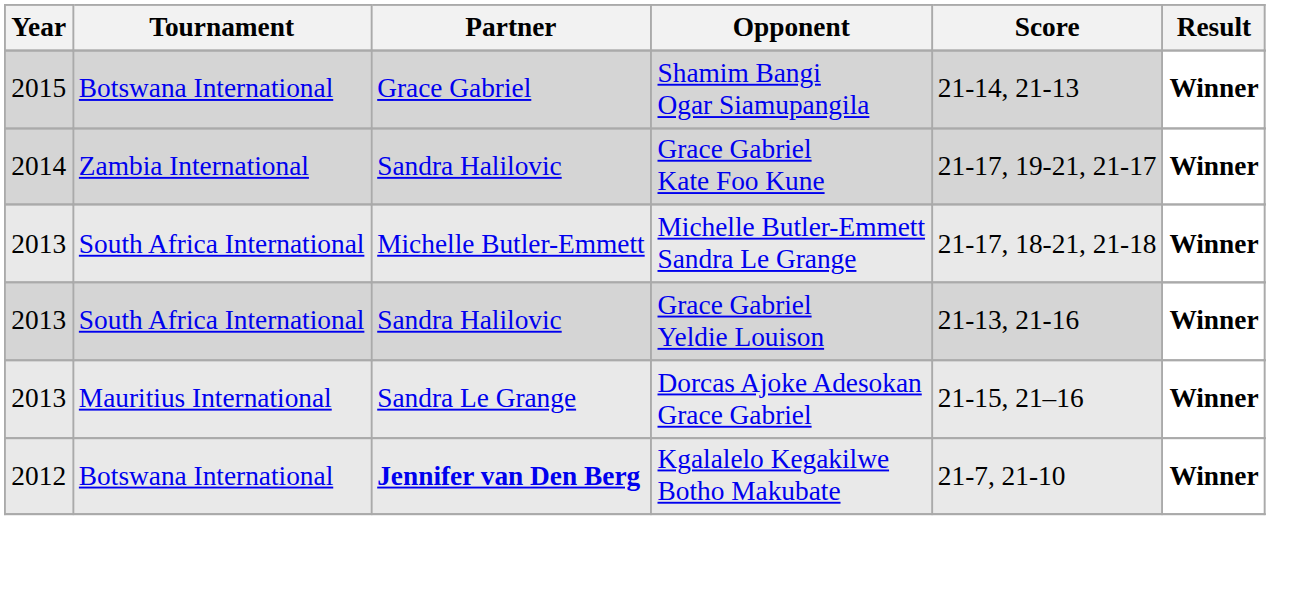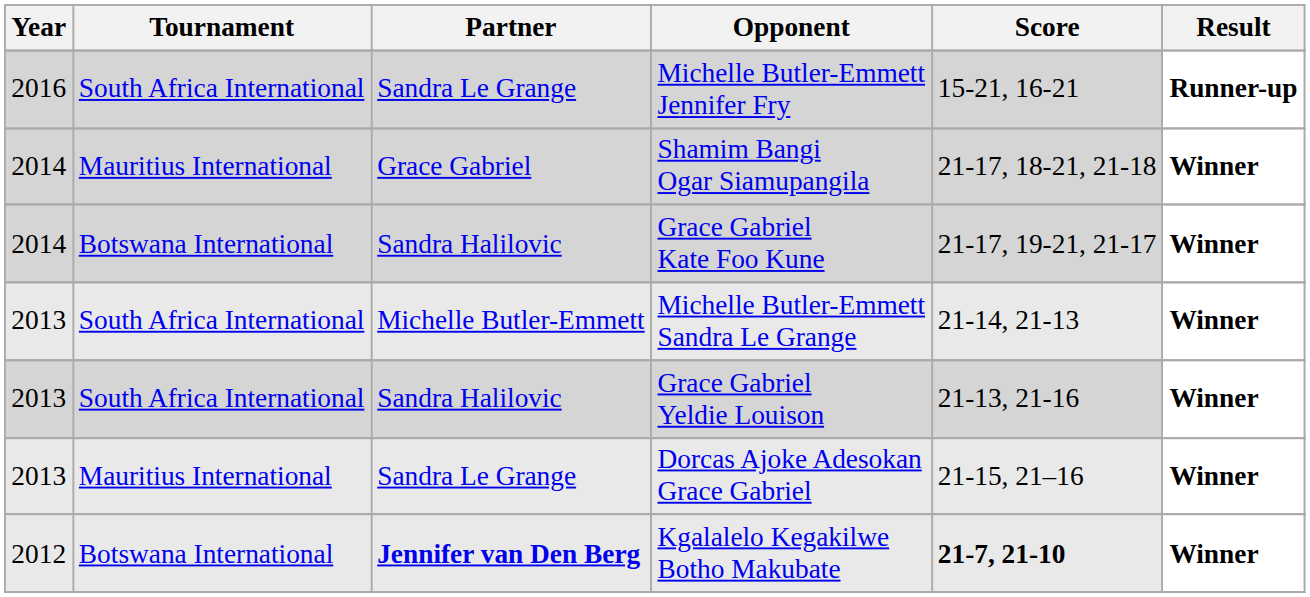+ row: (791, 88)
(39, 88) 2015 -> (39, 166) 2014
(206, 88) Botswana International -> (205, 166) Mauritius International
(1008, 88) 21-14, 21-13 -> (1047, 166) 21-17, 18-21, 21-18
(194, 166) Zambia International -> (206, 243) Botswana International
(1047, 243) 21-17, 18-21, 21-18 -> (1008, 321) 21-14, 21-13
(1002, 475) normal -> (1002, 553) bold
